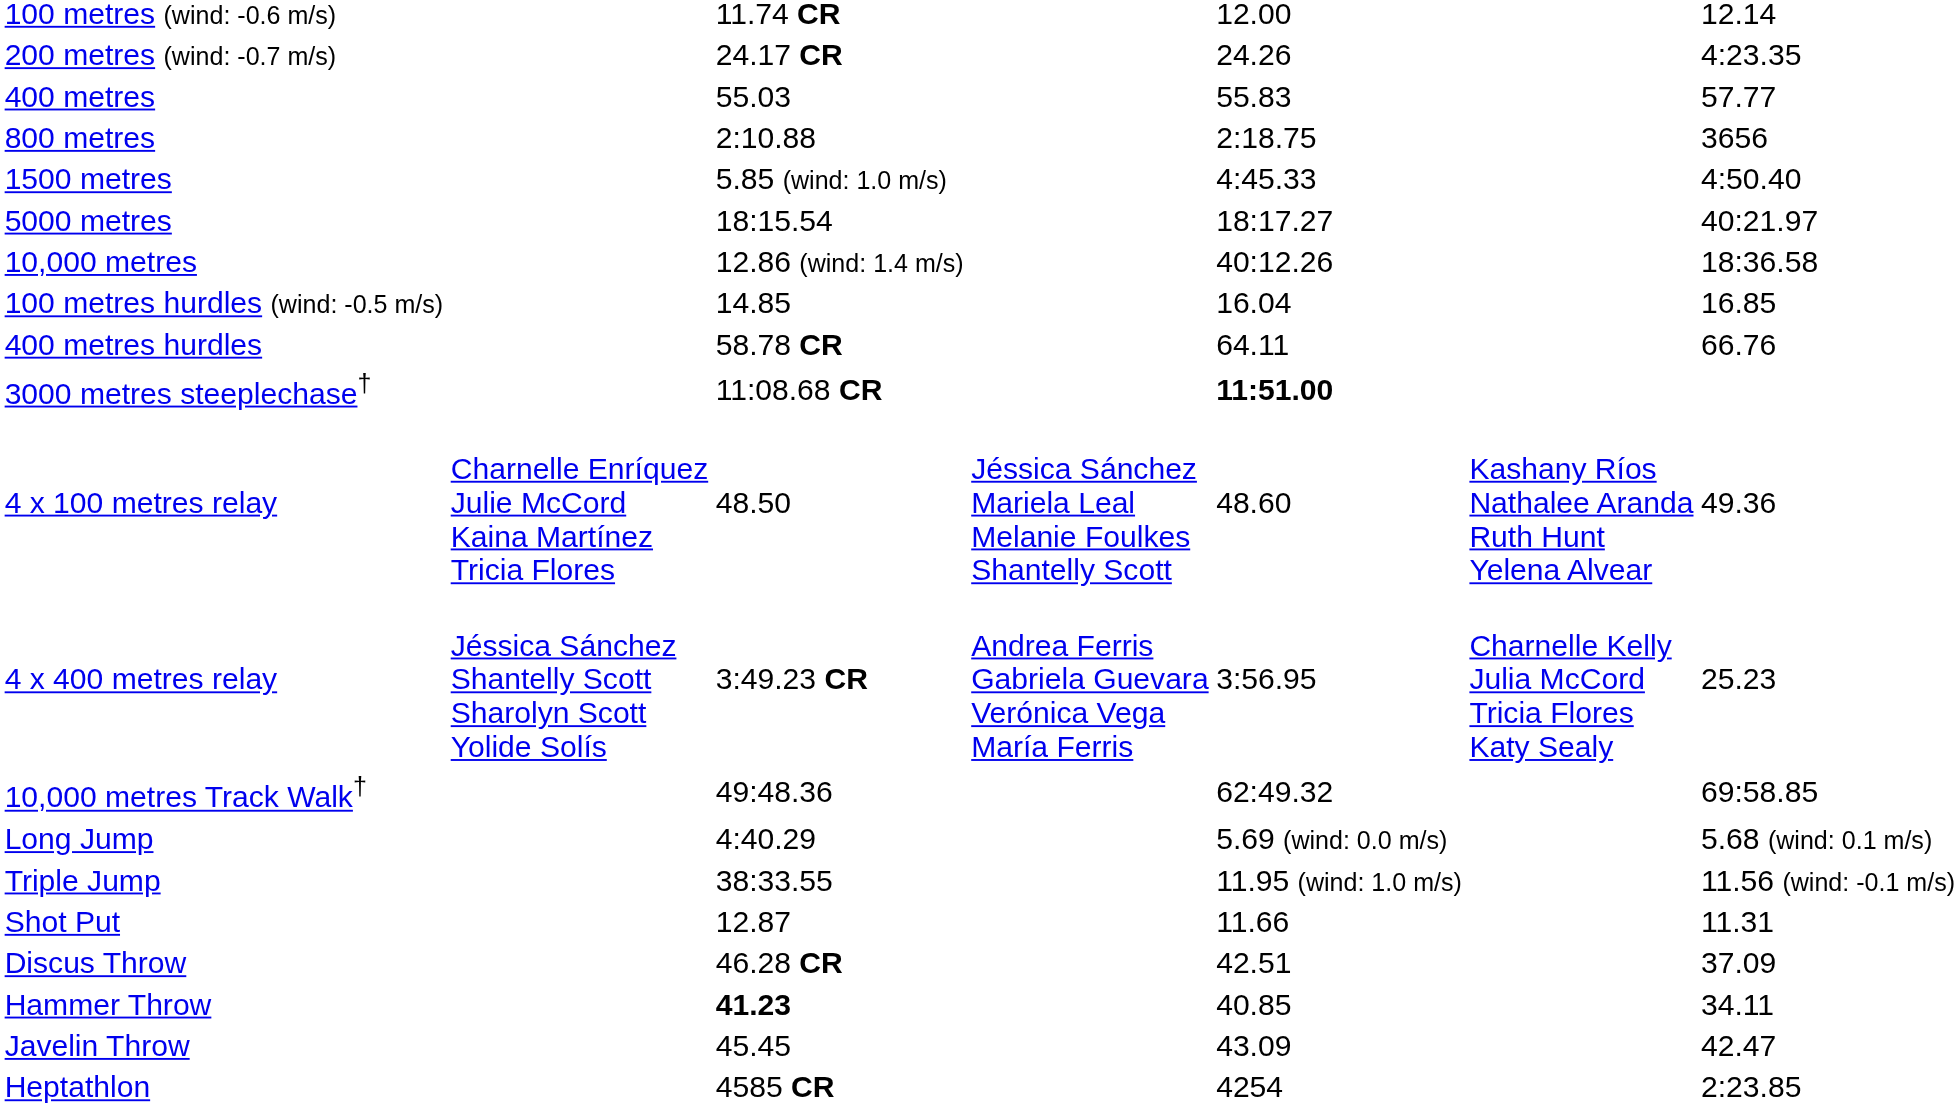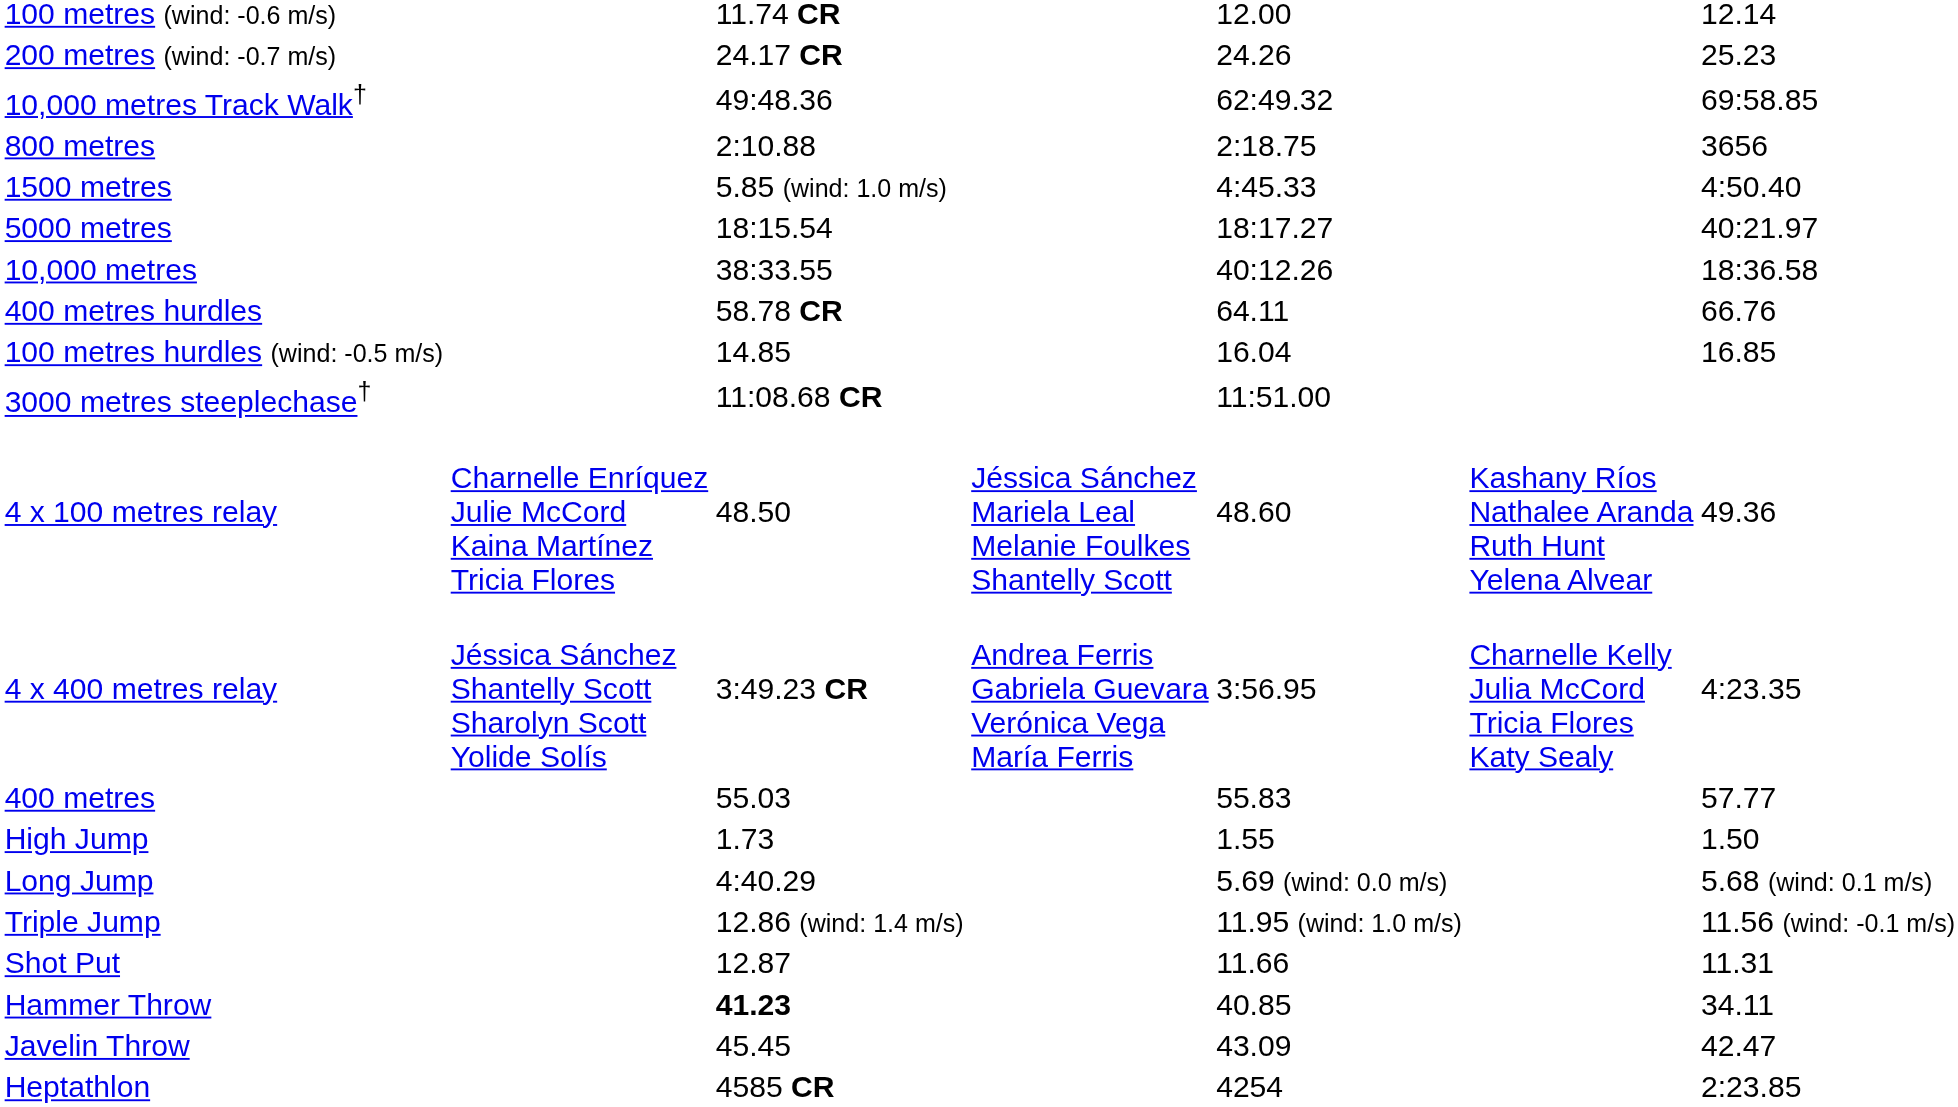(1751, 55) 4:23.35 -> (1739, 55) 25.23
rows swapped: (80, 96) <-> (186, 793)
(840, 262) 12.86 (wind: 1.4 m/s) -> (774, 270) 38:33.55
rows swapped: (224, 303) <-> (133, 344)
(1275, 390) bold -> (1274, 398) normal
(1739, 680) 25.23 -> (1751, 688) 4:23.35
+ row: (77, 838)
(774, 880) 38:33.55 -> (840, 921) 12.86 (wind: 1.4 m/s)
- row: (95, 962)
